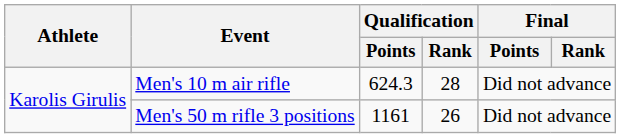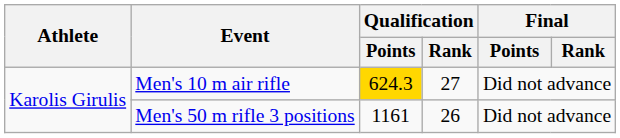(391, 83) no background -> (391, 83) gold background
(450, 83) 28 -> (450, 83) 27
